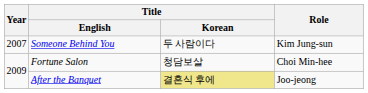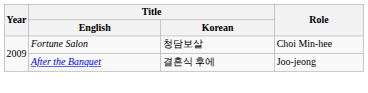- row: (73, 44)
(189, 79) khaki background -> (189, 62) no background
